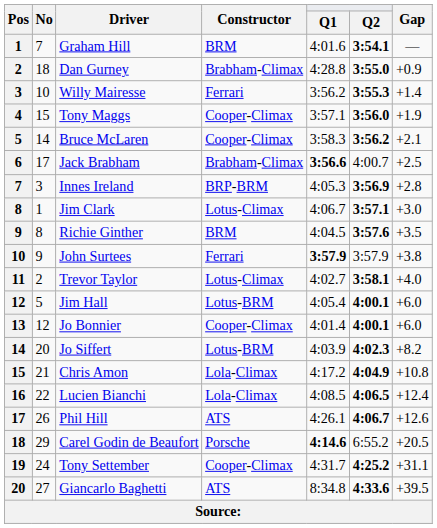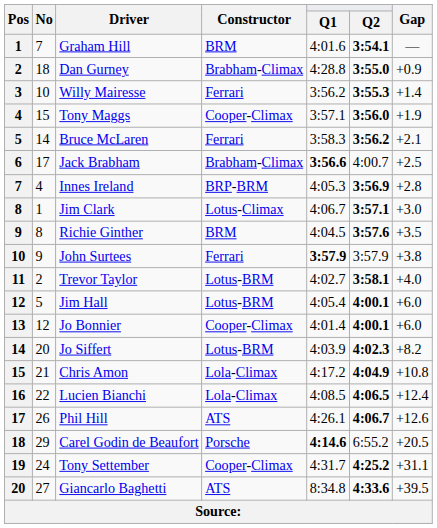(249, 139) Cooper-Climax -> (224, 139) Ferrari
(39, 186) 3 -> (39, 186) 4
(244, 279) Lotus-Climax -> (239, 279) Lotus-BRM
